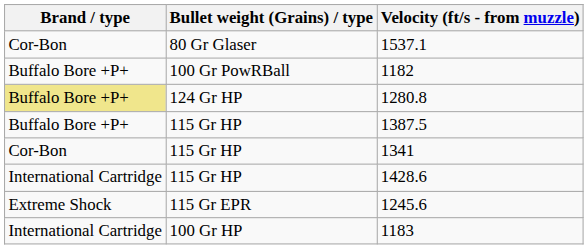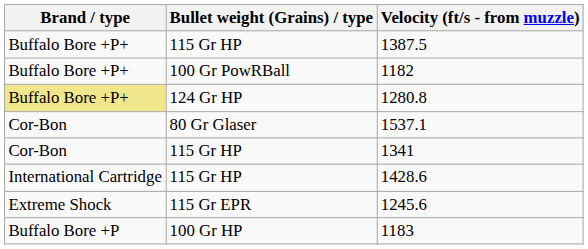rows swapped: (404, 124) <-> (404, 44)
(85, 230) International Cartridge -> (64, 230) Buffalo Bore +P
